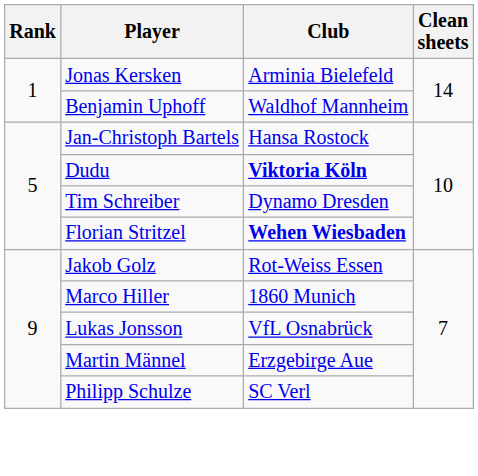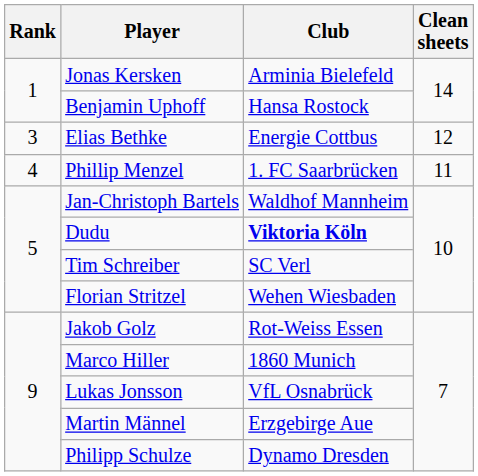(328, 106) Waldhof Mannheim -> (309, 106) Hansa Rostock
+ row: (116, 138)
+ row: (124, 169)
(309, 138) Hansa Rostock -> (328, 201) Waldhof Mannheim
(319, 201) Dynamo Dresden -> (279, 264) SC Verl
(327, 233) bold -> (322, 296) normal
(279, 391) SC Verl -> (319, 455) Dynamo Dresden
